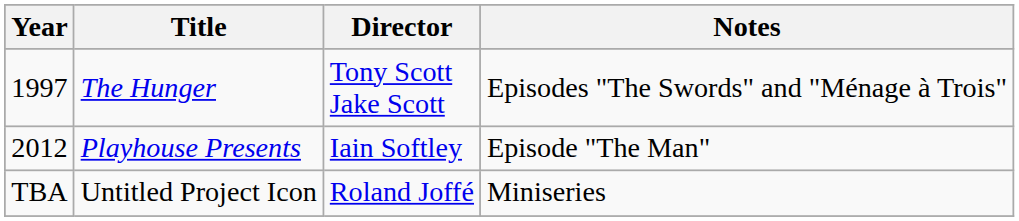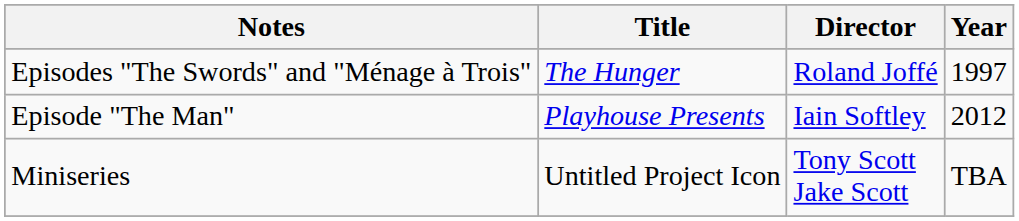columns swapped: (40, 26) <-> (747, 26)
(391, 87) Tony Scott Jake Scott -> (866, 71) Roland Joffé
(402, 192) Roland Joffé -> (855, 176) Tony Scott Jake Scott
